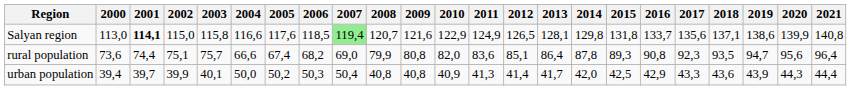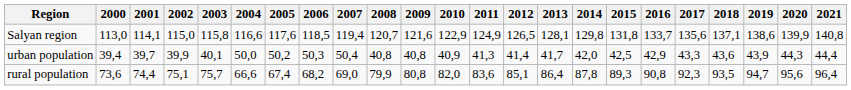(147, 34) bold -> (147, 34) normal
(349, 34) lightgreen background -> (350, 34) no background
rows swapped: (50, 74) <-> (48, 54)
